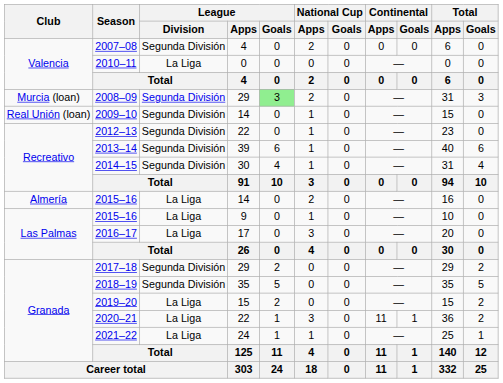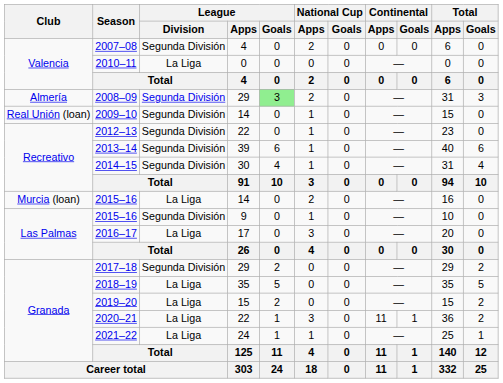(49, 98) Murcia (loan) -> (49, 98) Almería
(49, 200) Almería -> (49, 200) Murcia (loan)
(184, 217) La Liga -> (184, 217) Segunda División
(184, 285) Segunda División -> (184, 285) La Liga
